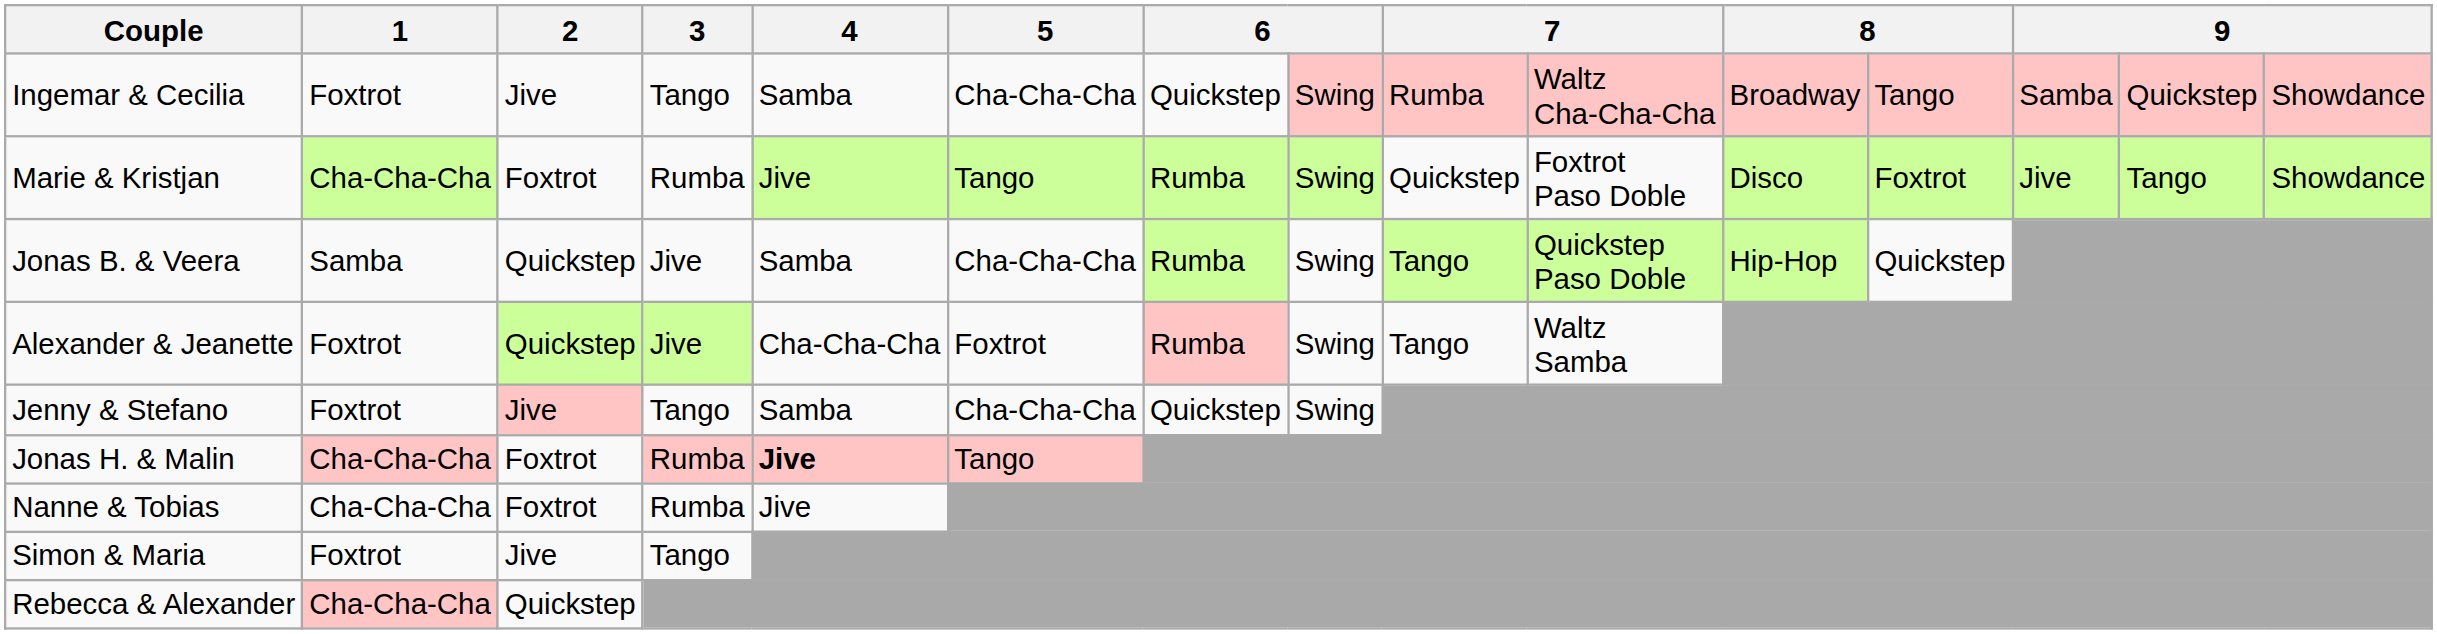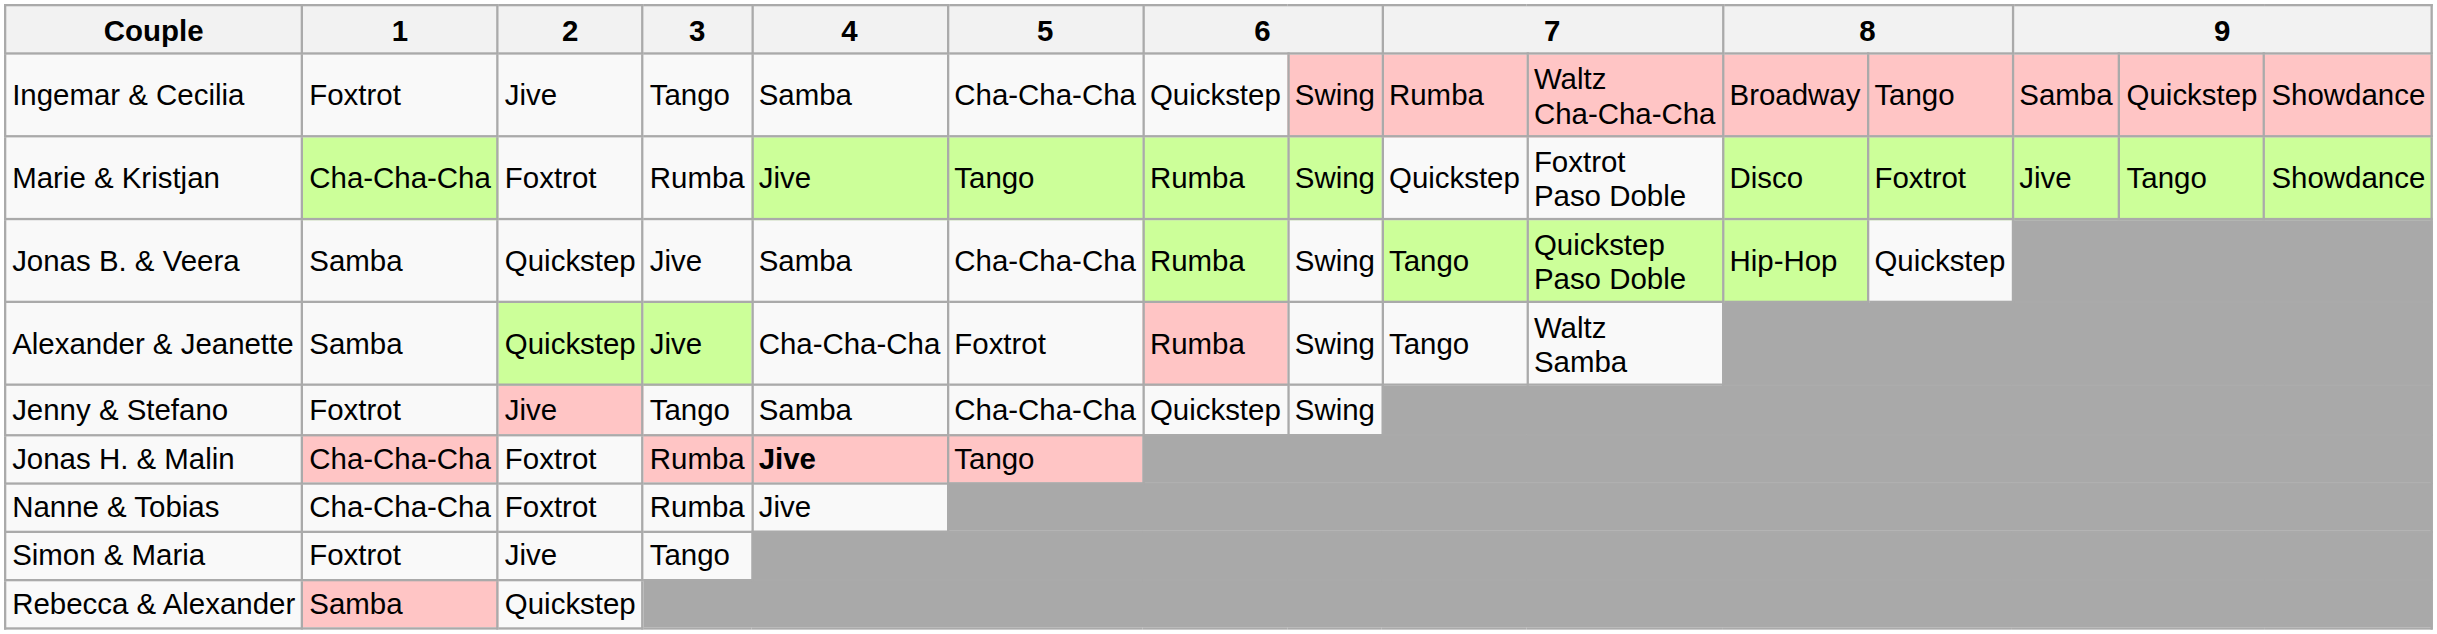(355, 344) Foxtrot -> (356, 344) Samba
(400, 604) Cha-Cha-Cha -> (356, 604) Samba
